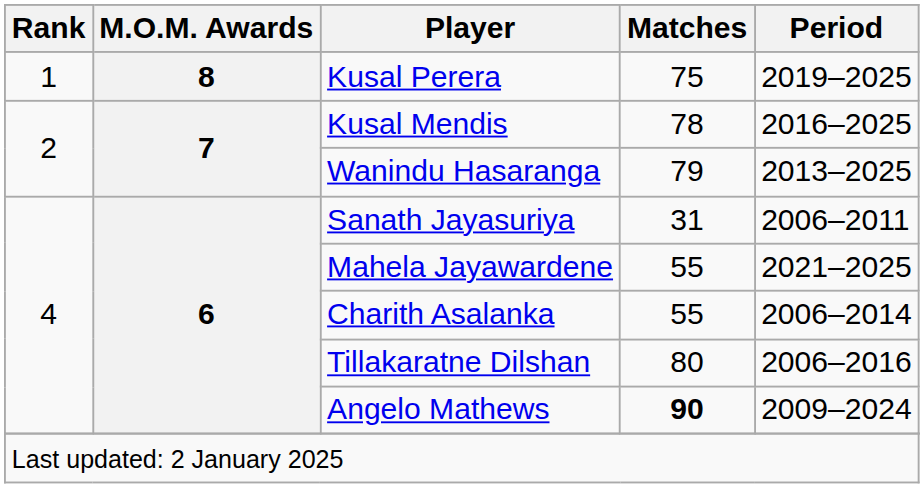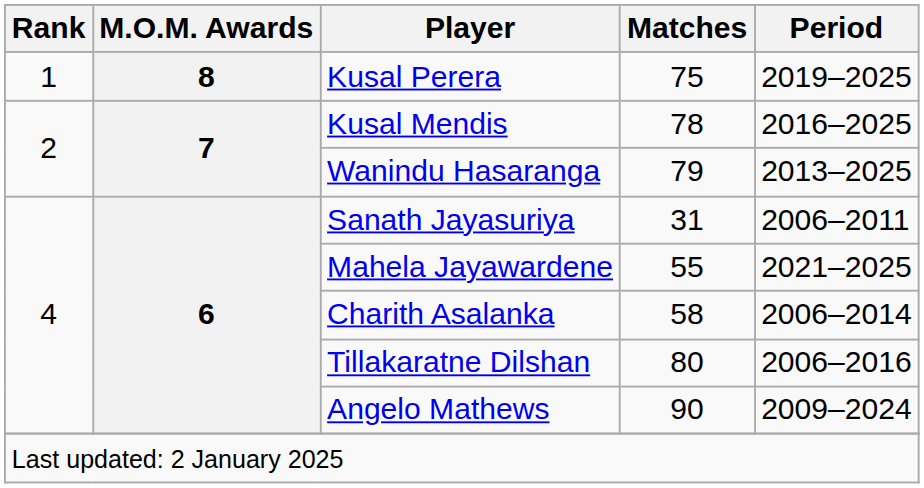(687, 314) 55 -> (687, 314) 58
(687, 409) bold -> (687, 409) normal
